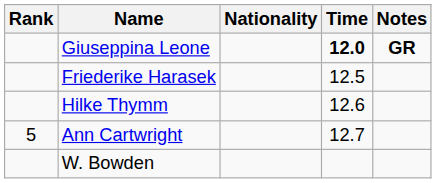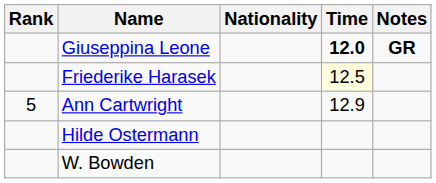(347, 76) no background -> (347, 76) lightyellow background
- row: (115, 105)
(347, 134) 12.7 -> (347, 105) 12.9
+ row: (130, 134)
